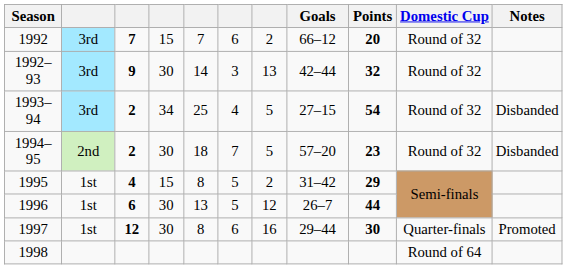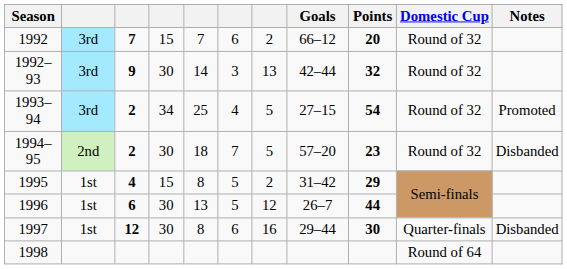(527, 111) Disbanded -> (527, 111) Promoted
(527, 229) Promoted -> (527, 229) Disbanded
